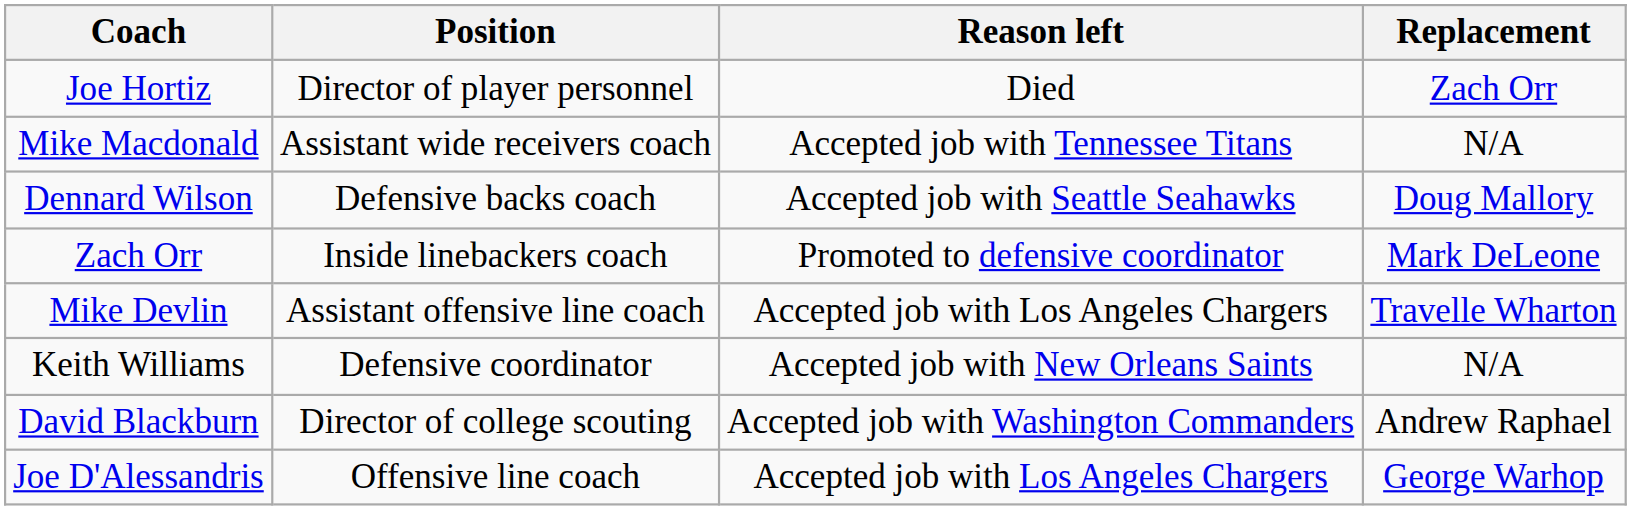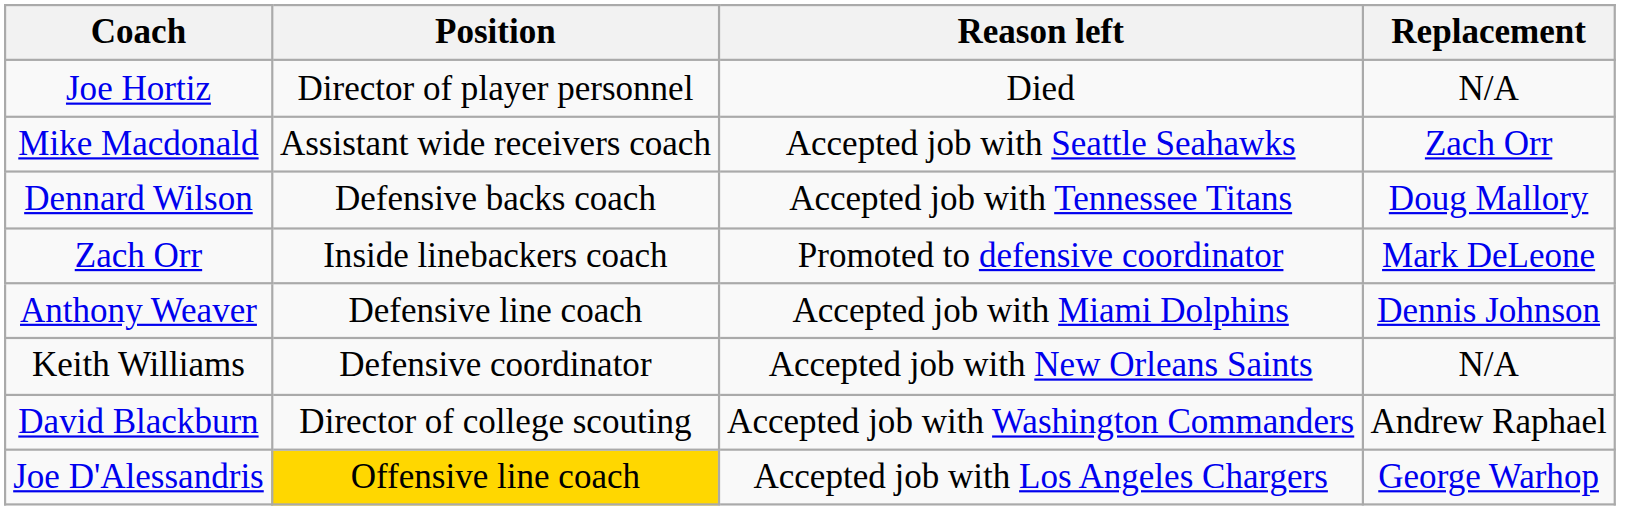(1493, 87) Zach Orr -> (1489, 87) N/A
(1041, 143) Accepted job with Tennessee Titans -> (1041, 143) Accepted job with Seattle Seahawks
(1493, 143) N/A -> (1489, 143) Zach Orr
(1041, 198) Accepted job with Seattle Seahawks -> (1041, 198) Accepted job with Tennessee Titans
+ row: (138, 310)
- row: (138, 310)
(495, 476) no background -> (495, 476) gold background
